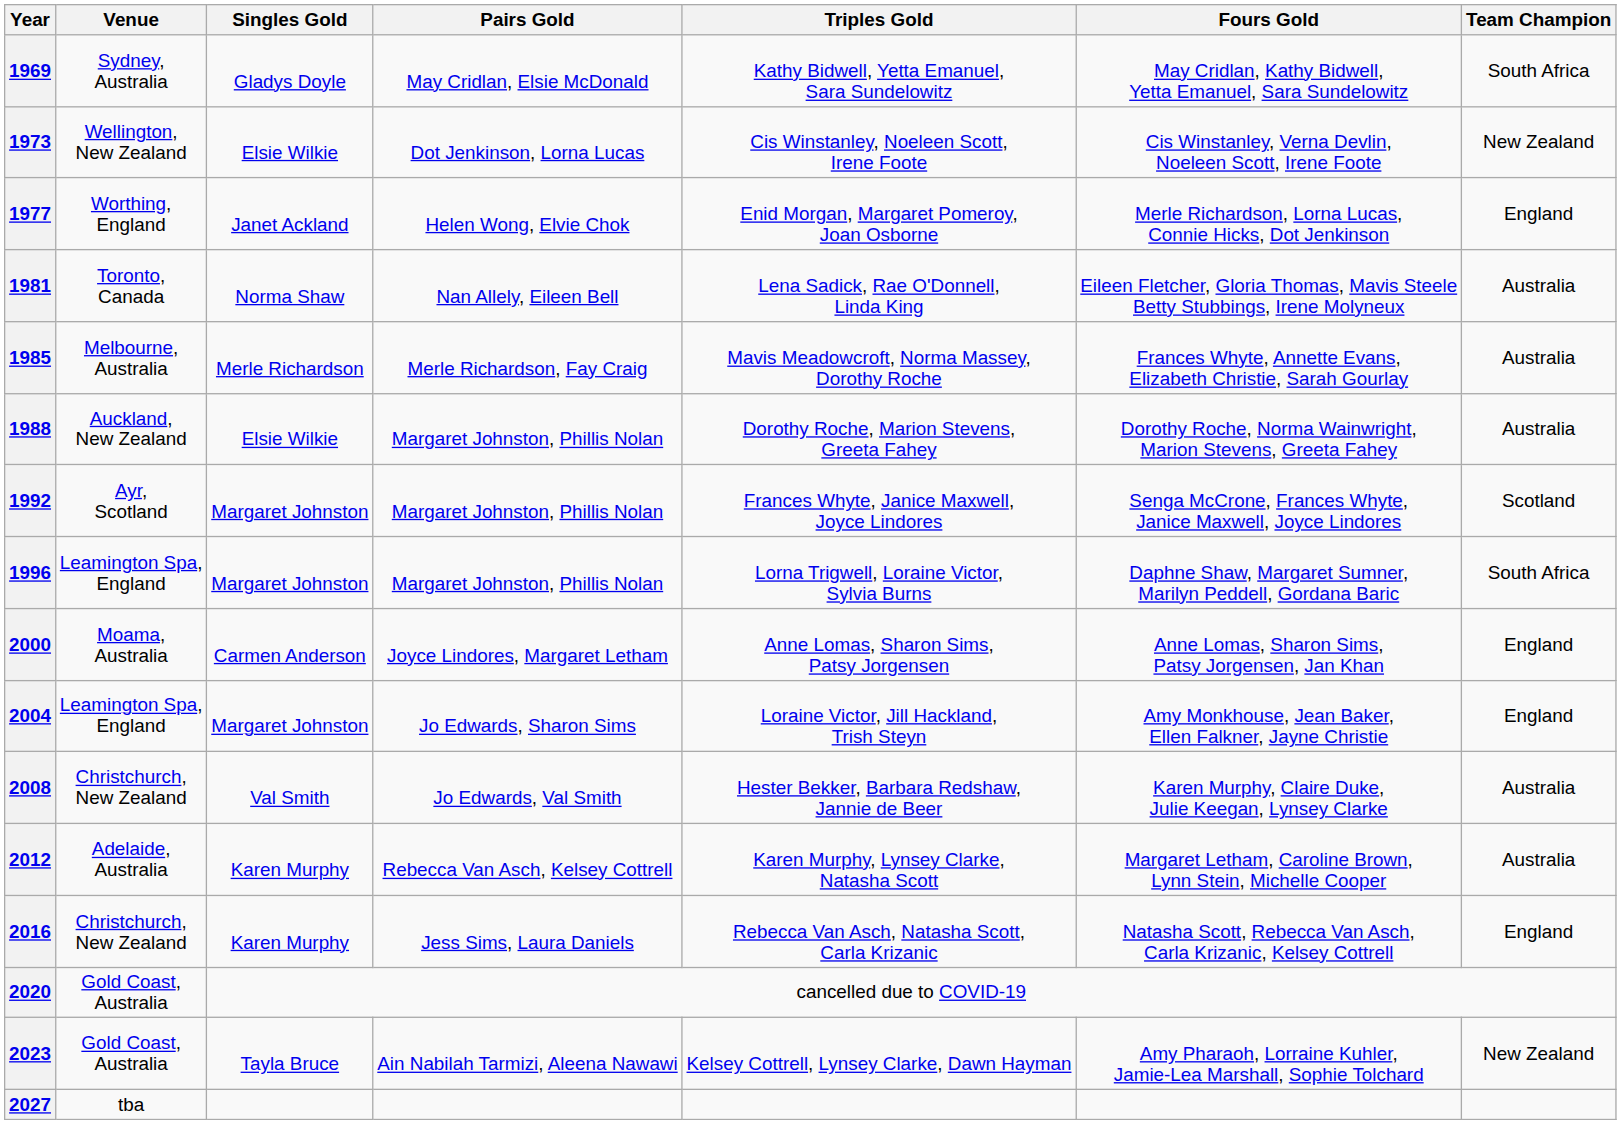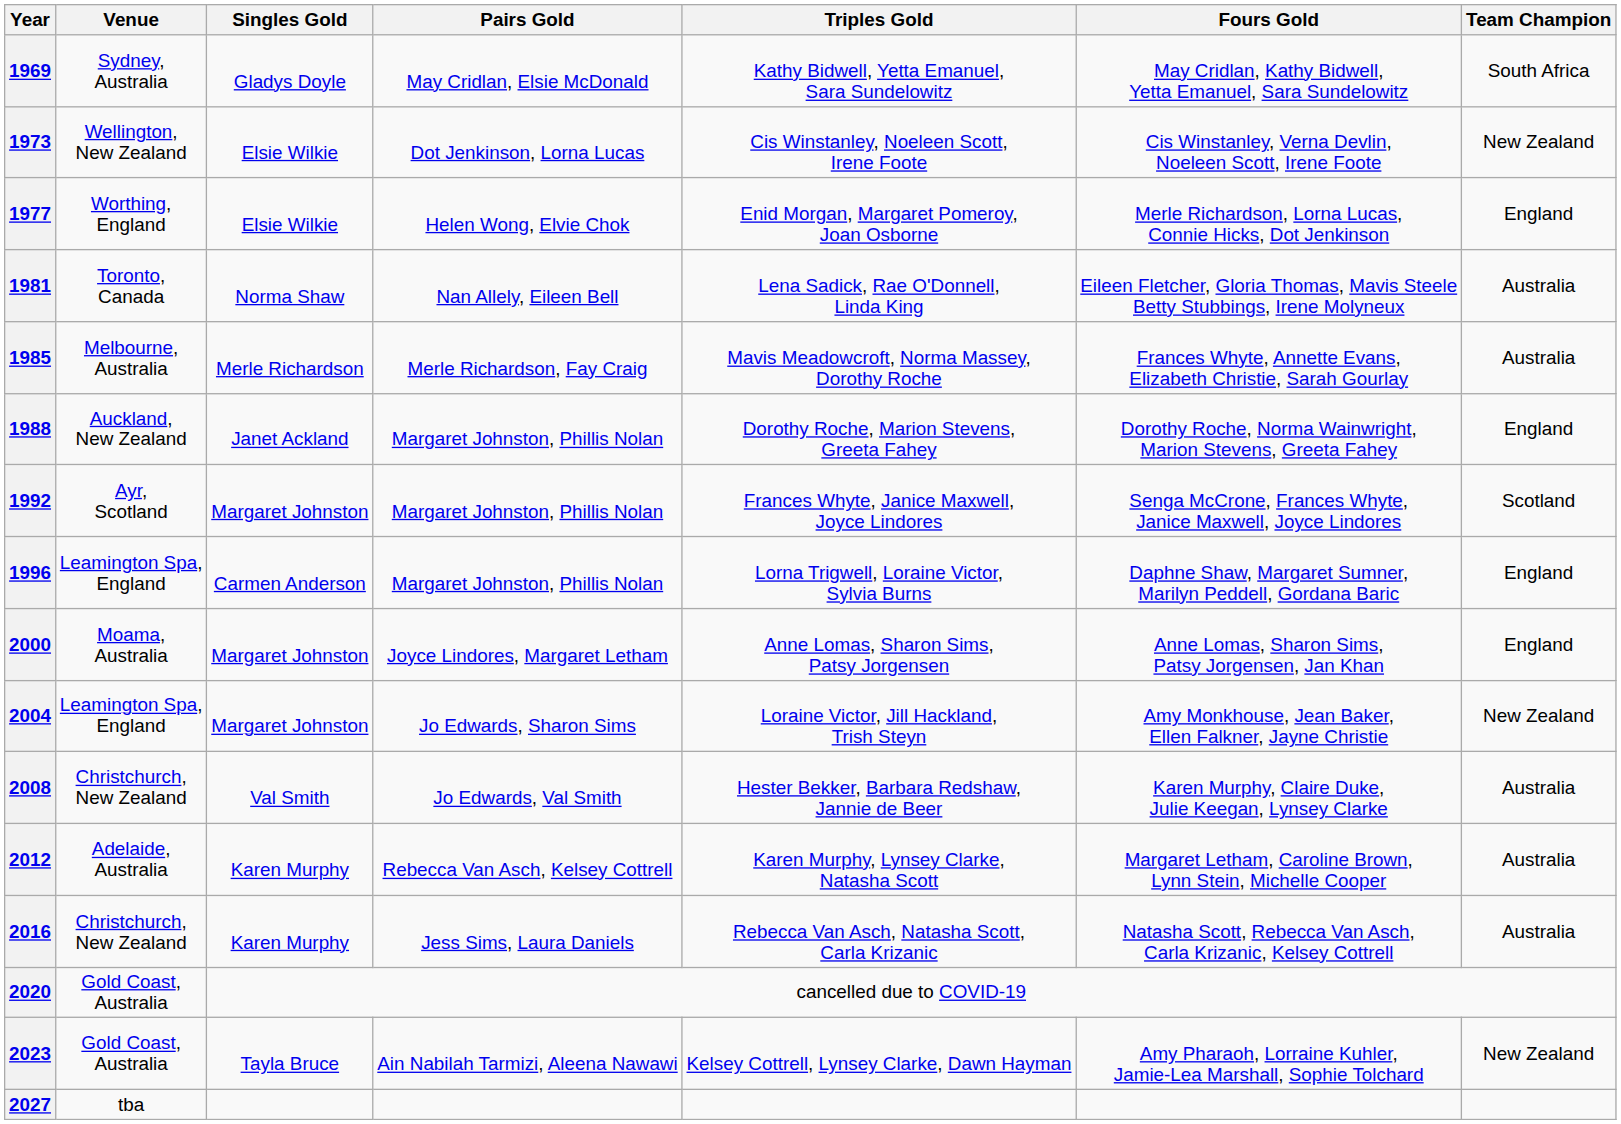(290, 225) Janet Ackland -> (290, 225) Elsie Wilkie
(290, 440) Elsie Wilkie -> (290, 440) Janet Ackland
(1539, 429) Australia -> (1539, 429) England
(290, 583) Margaret Johnston -> (290, 583) Carmen Anderson
(1539, 573) South Africa -> (1539, 573) England
(290, 655) Carmen Anderson -> (290, 655) Margaret Johnston
(1539, 716) England -> (1539, 716) New Zealand
(1539, 931) England -> (1539, 931) Australia
